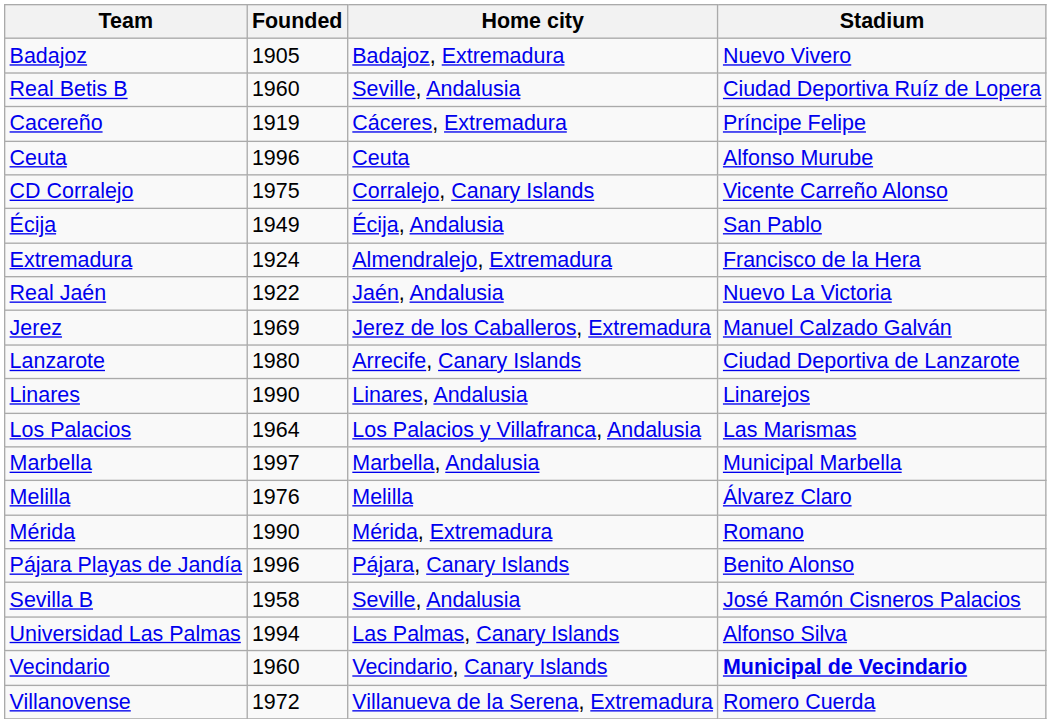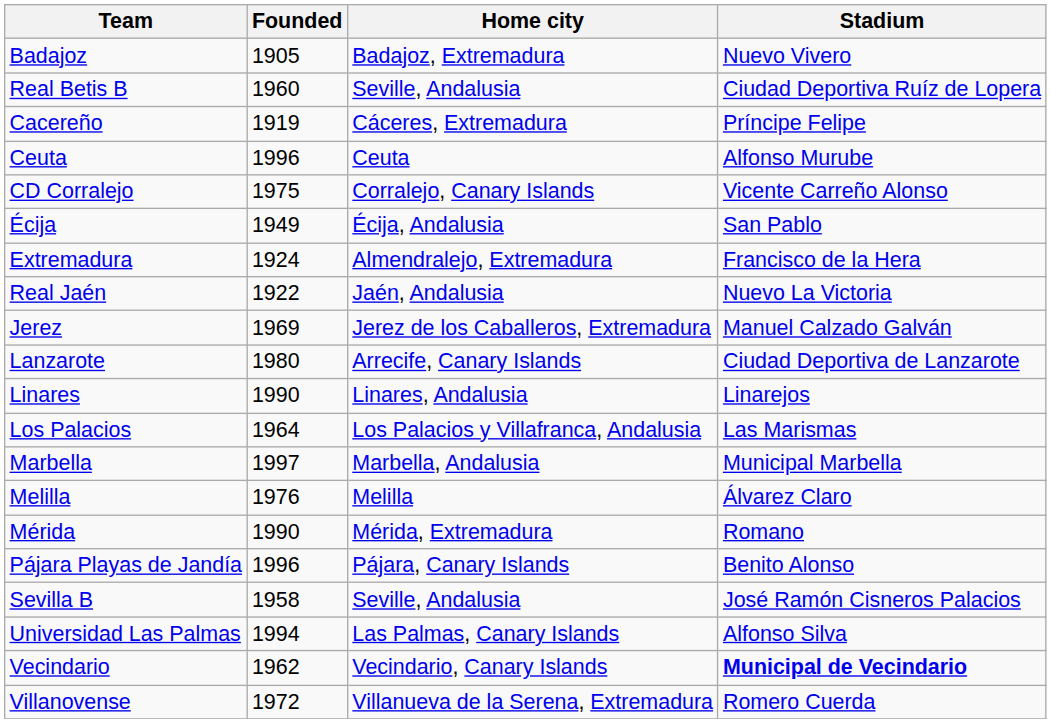(276, 667) 1960 -> (276, 667) 1962
